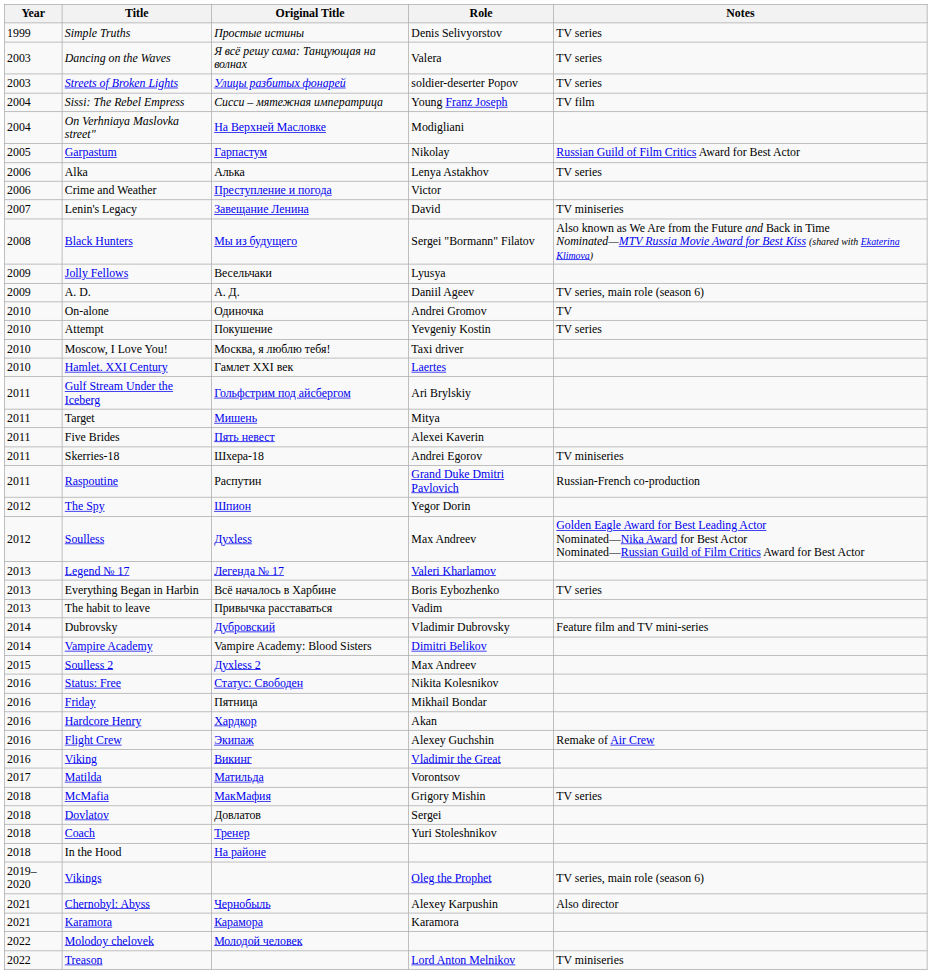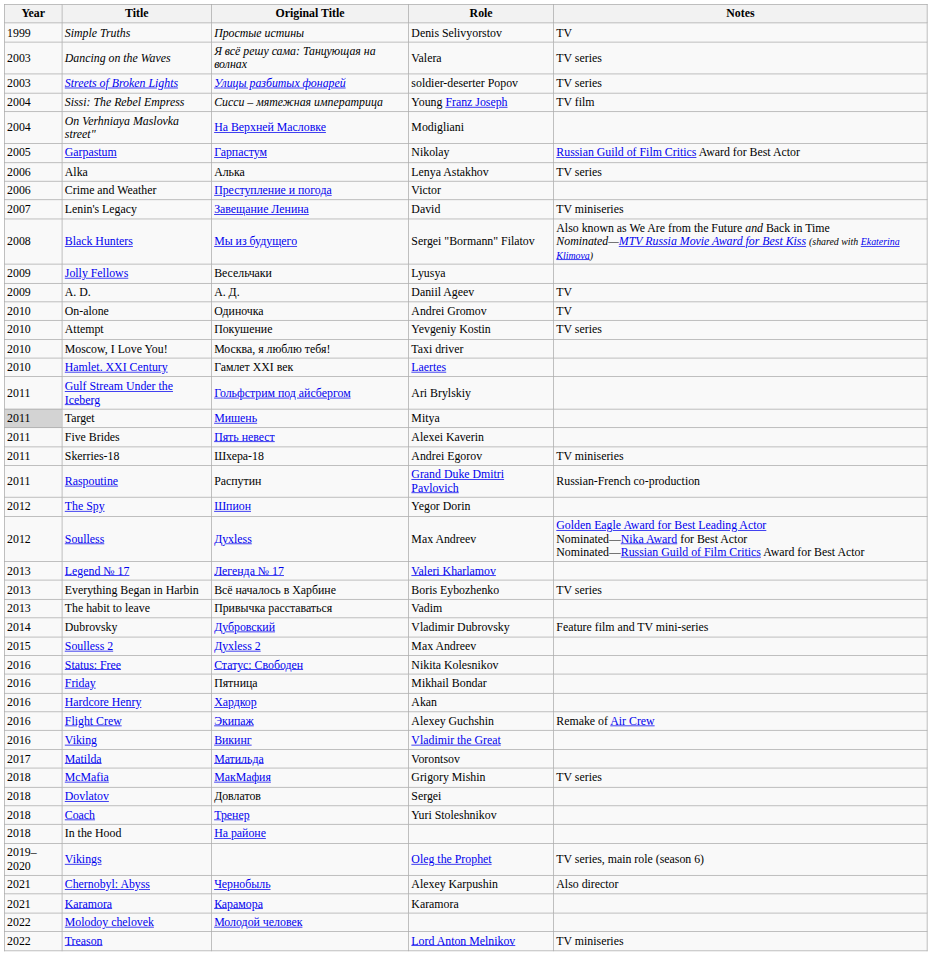(579, 32) TV series -> (564, 32) TV
(630, 292) TV series, main role (season 6) -> (564, 292) TV
(19, 418) no background -> (19, 418) lightgrey background
- row: (109, 646)
